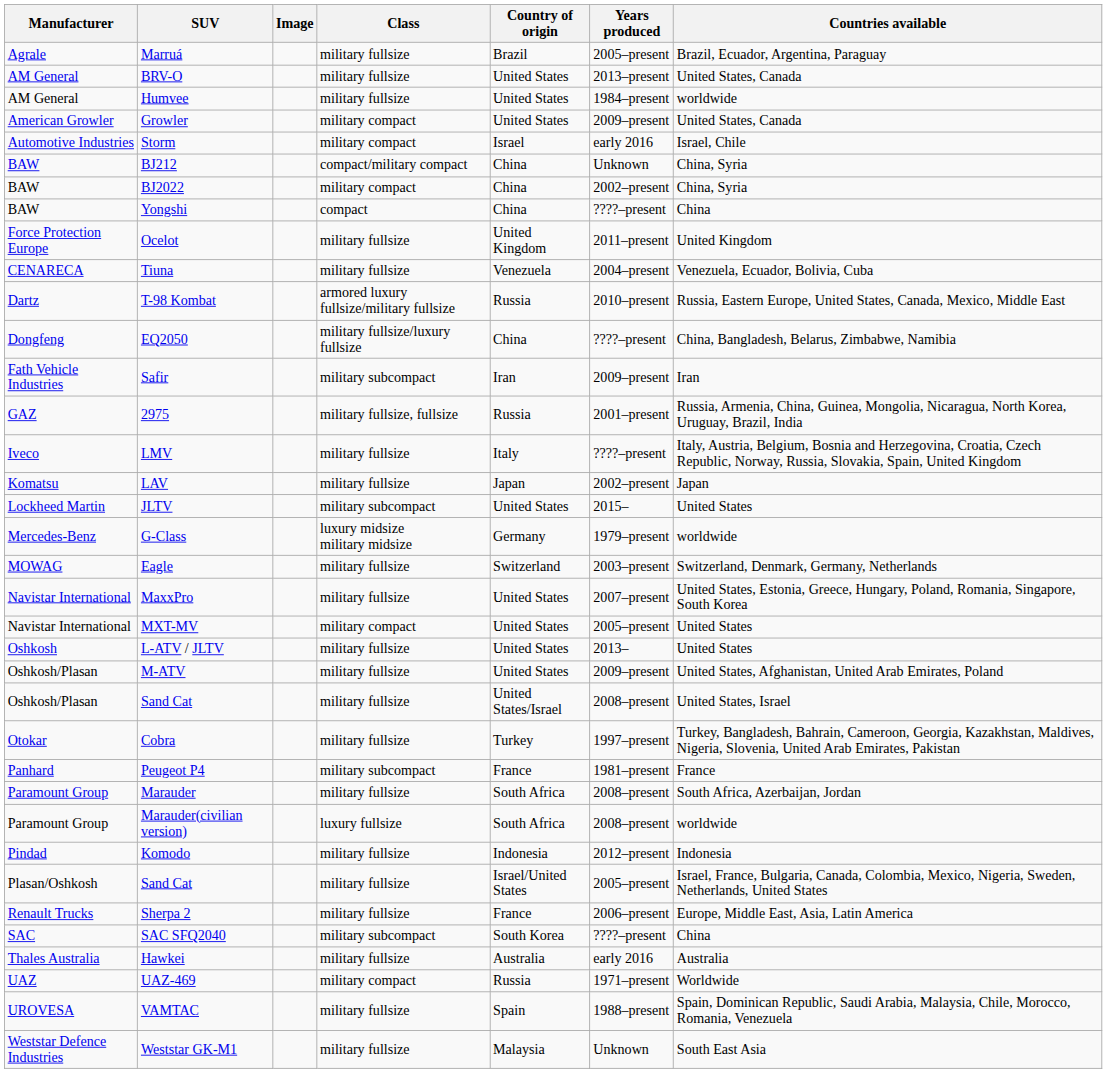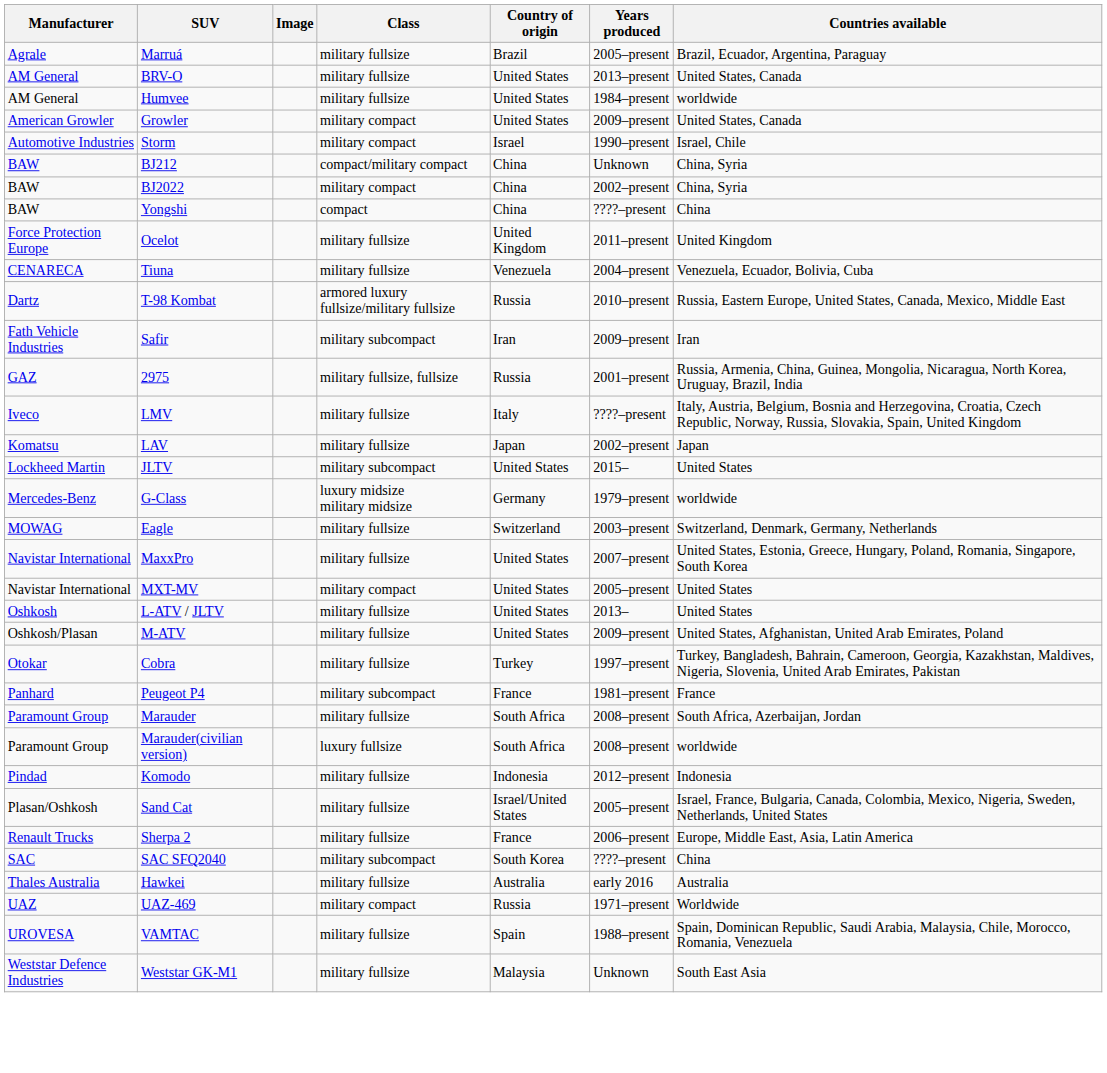(623, 143) early 2016 -> (631, 143) 1990–present
- row: (36, 339)
- row: (53, 702)
